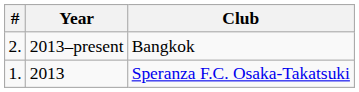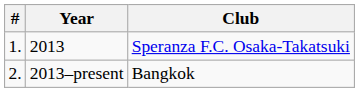rows swapped: (47, 73) <-> (77, 45)
